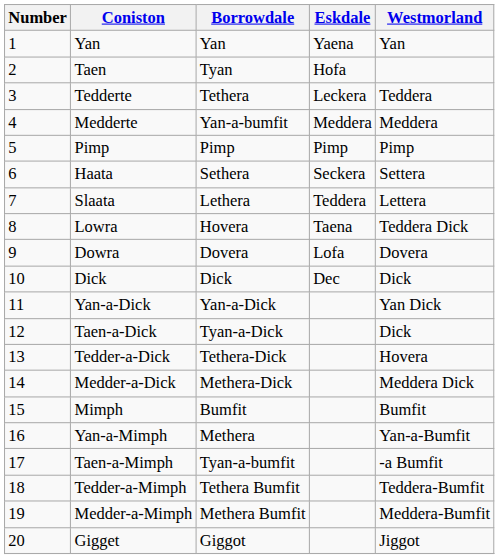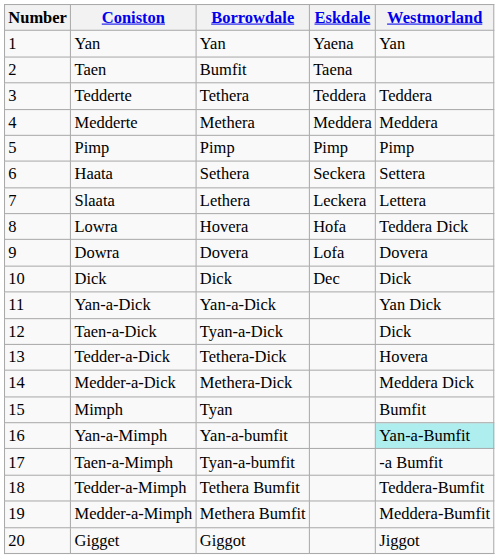(216, 69) Tyan -> (223, 69) Bumfit
(330, 69) Hofa -> (333, 69) Taena
(340, 95) Leckera -> (340, 95) Teddera
(244, 122) Yan-a-bumfit -> (227, 122) Methera
(340, 200) Teddera -> (340, 200) Leckera
(333, 226) Taena -> (330, 226) Hofa
(223, 409) Bumfit -> (216, 409) Tyan
(227, 435) Methera -> (244, 435) Yan-a-bumfit
(425, 435) no background -> (425, 435) paleturquoise background
